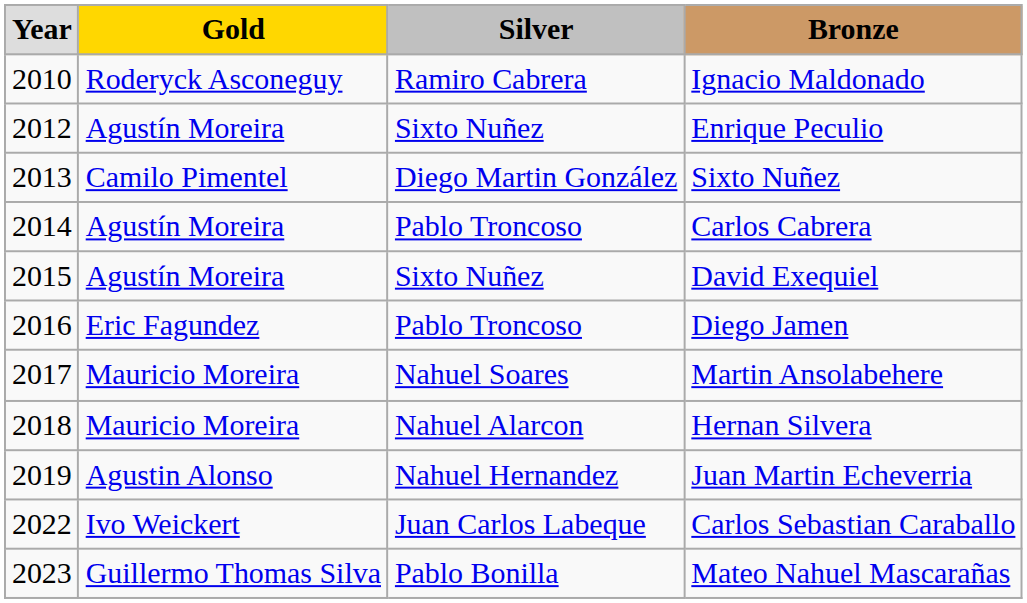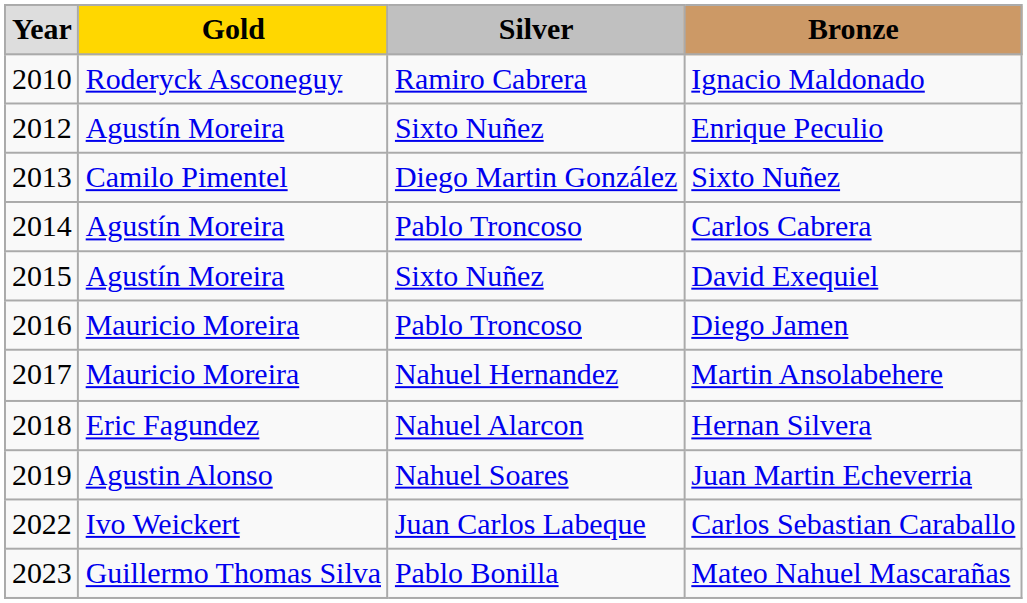(173, 325) Eric Fagundez -> (192, 325) Mauricio Moreira
(482, 374) Nahuel Soares -> (507, 374) Nahuel Hernandez
(192, 424) Mauricio Moreira -> (173, 424) Eric Fagundez
(507, 473) Nahuel Hernandez -> (482, 473) Nahuel Soares
